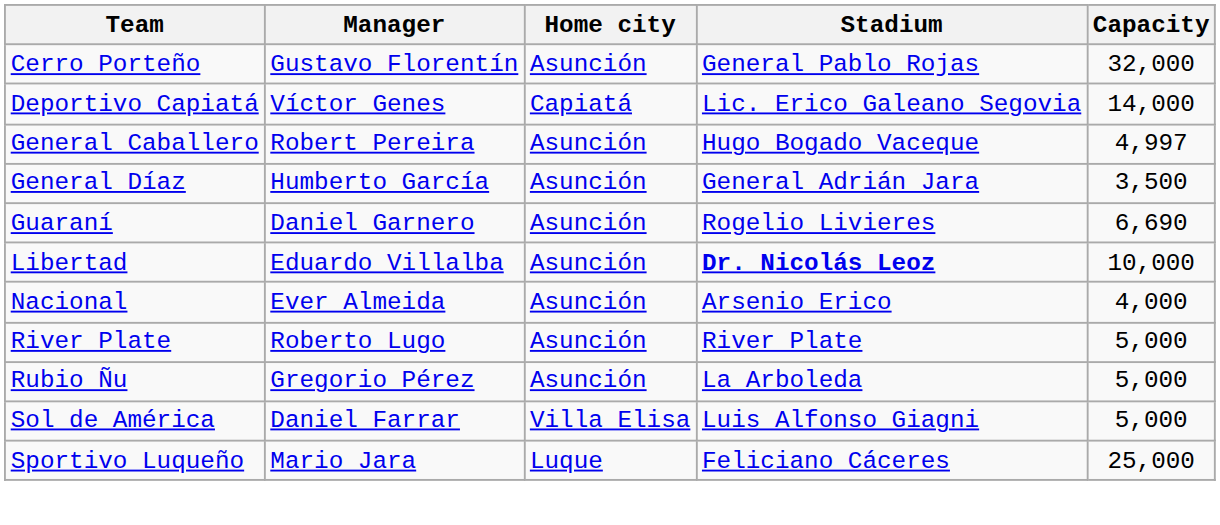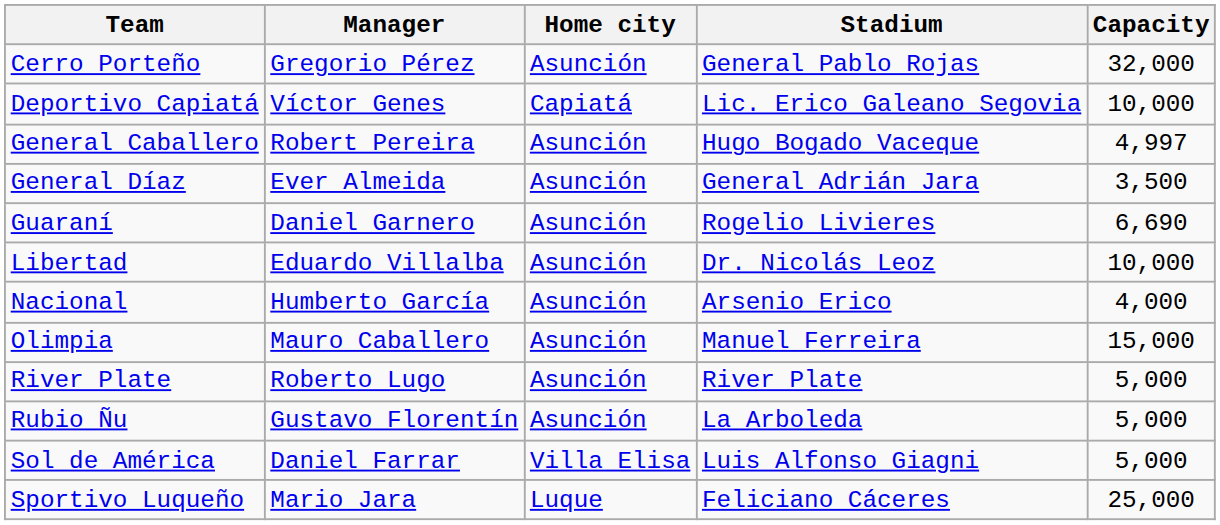(394, 64) Gustavo Florentín -> (372, 64) Gregorio Pérez
(1151, 104) 14,000 -> (1151, 104) 10,000
(380, 183) Humberto García -> (358, 183) Ever Almeida
(819, 262) bold -> (819, 262) normal
(358, 302) Ever Almeida -> (380, 302) Humberto García
+ row: (62, 342)
(372, 381) Gregorio Pérez -> (394, 421) Gustavo Florentín
